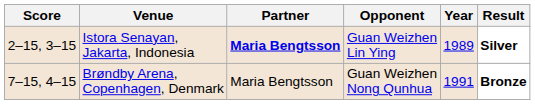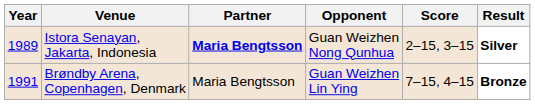columns swapped: (459, 16) <-> (42, 16)
(392, 45) Guan Weizhen Lin Ying -> (354, 45) Guan Weizhen Nong Qunhua
(392, 82) Guan Weizhen Nong Qunhua -> (354, 82) Guan Weizhen Lin Ying
